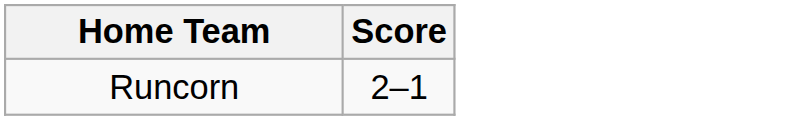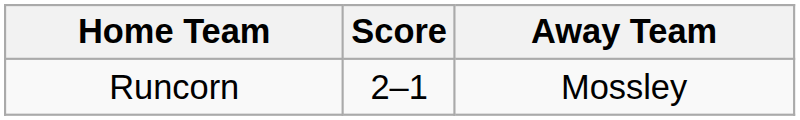+ column: (624, 31)
